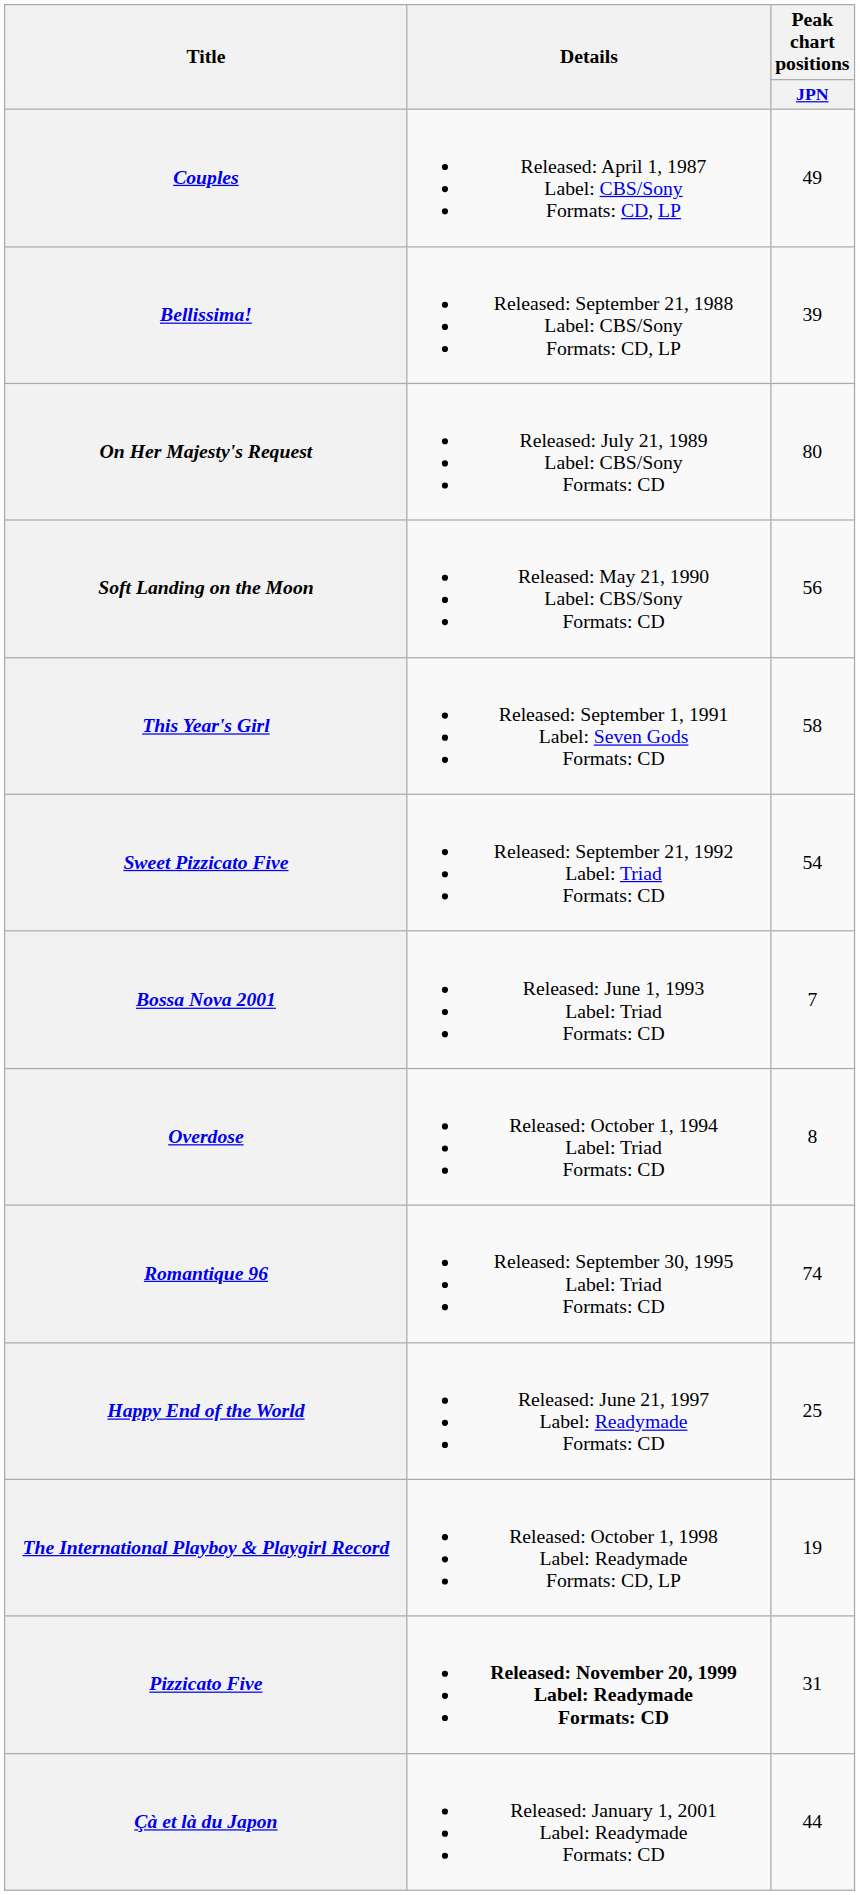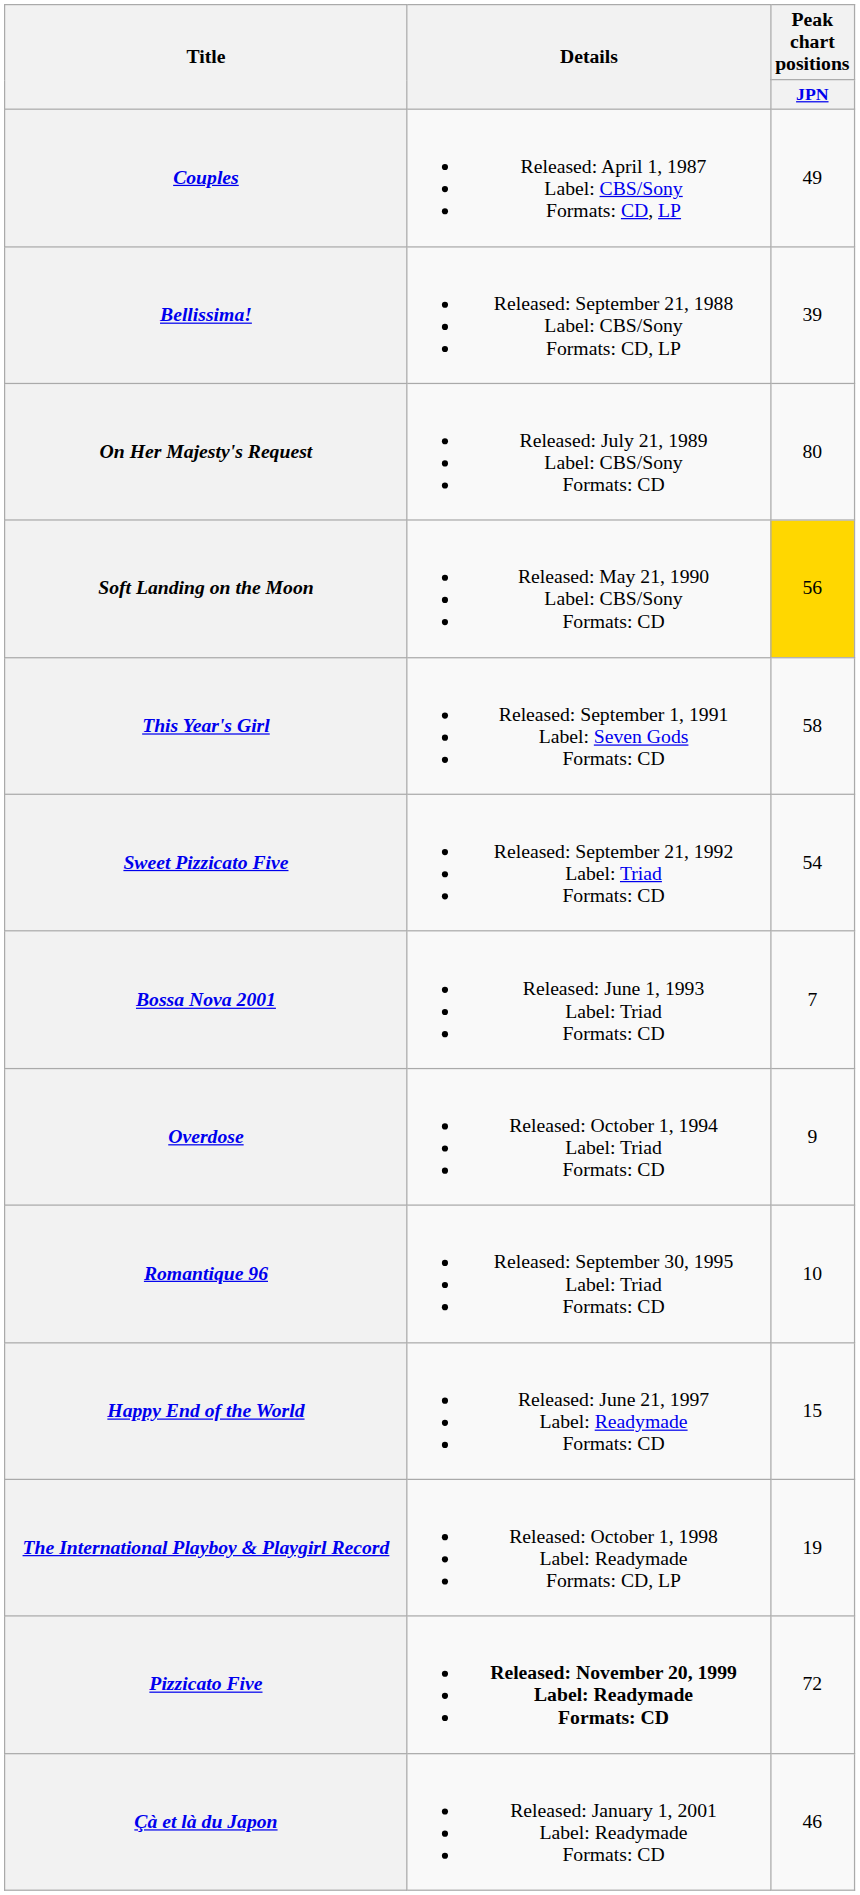(812, 588) no background -> (812, 588) gold background
(812, 1136) 8 -> (812, 1136) 9
(812, 1273) 74 -> (812, 1273) 10
(812, 1410) 25 -> (812, 1410) 15
(812, 1684) 31 -> (812, 1684) 72
(812, 1821) 44 -> (812, 1821) 46
